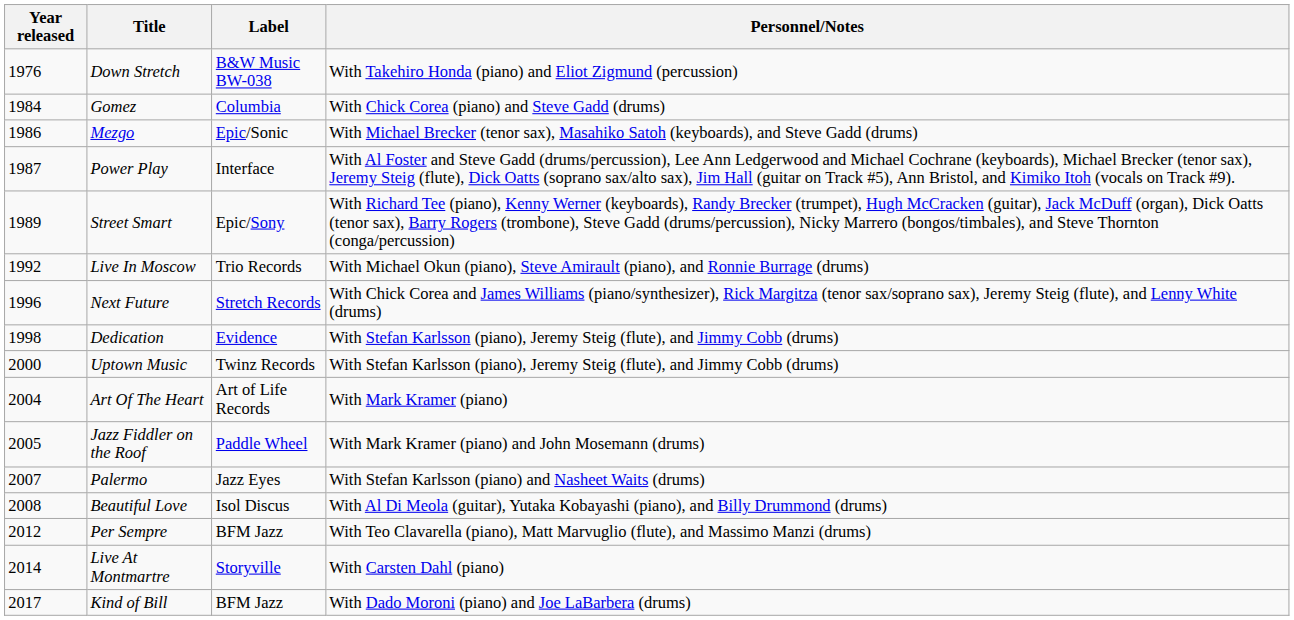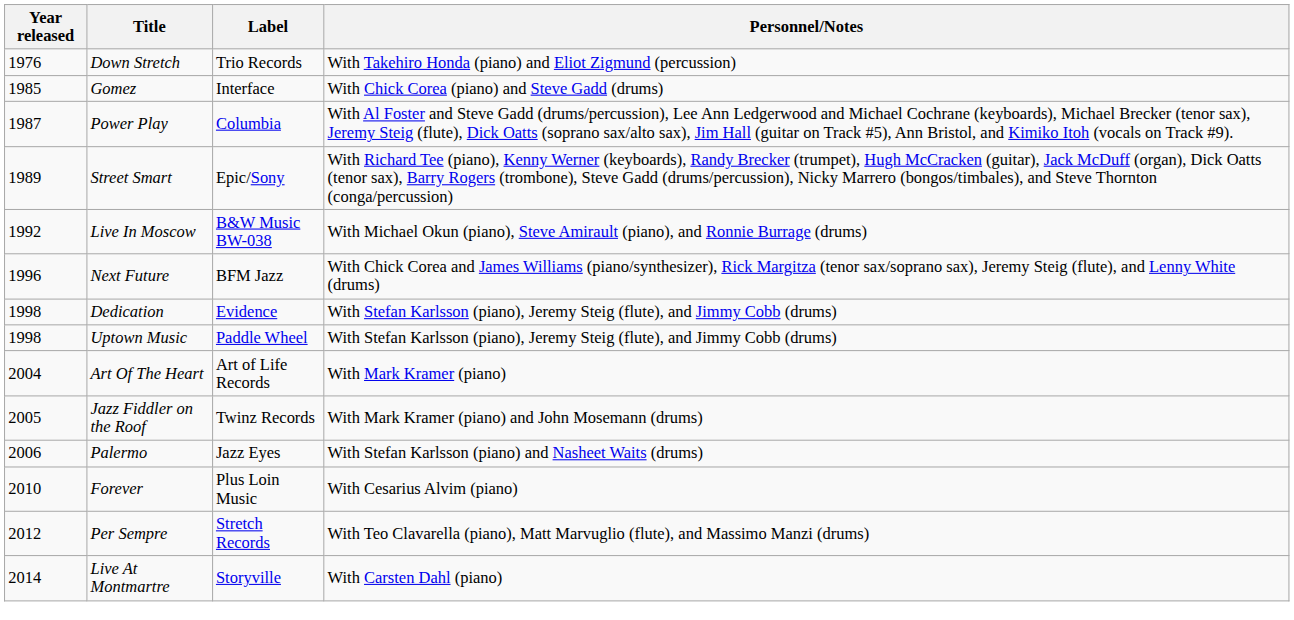(258, 71) B&W Music BW-038 -> (259, 62) Trio Records
(25, 106) 1984 -> (25, 88) 1985
(248, 106) Columbia -> (245, 88) Interface
- row: (112, 133)
(245, 168) Interface -> (248, 123) Columbia
(259, 267) Trio Records -> (258, 231) B&W Music BW-038
(268, 302) Stretch Records -> (250, 276) BFM Jazz
(25, 364) 2000 -> (25, 337) 1998
(265, 364) Twinz Records -> (262, 337) Paddle Wheel
(262, 444) Paddle Wheel -> (265, 417) Twinz Records
(25, 479) 2007 -> (25, 453) 2006
- row: (139, 505)
+ row: (117, 488)
(249, 531) BFM Jazz -> (243, 533) Stretch Records
- row: (129, 602)
